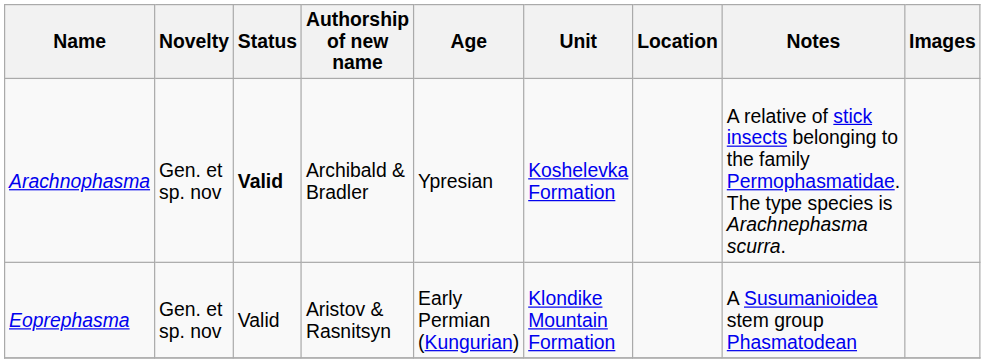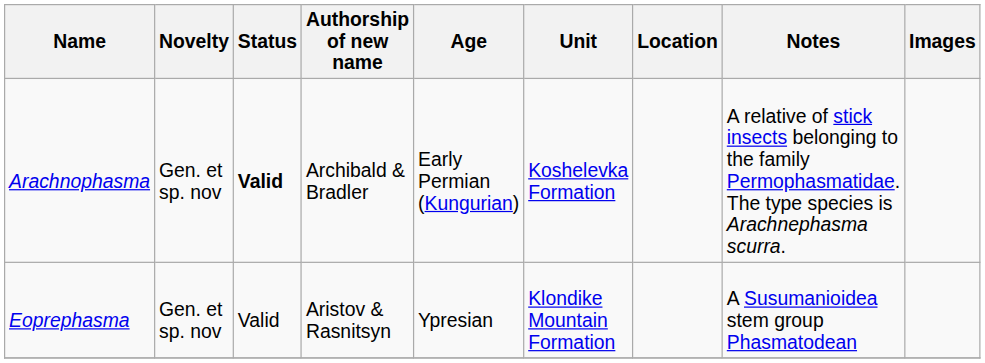(456, 181) Ypresian -> (469, 181) Early Permian (Kungurian)
(469, 320) Early Permian (Kungurian) -> (456, 320) Ypresian
